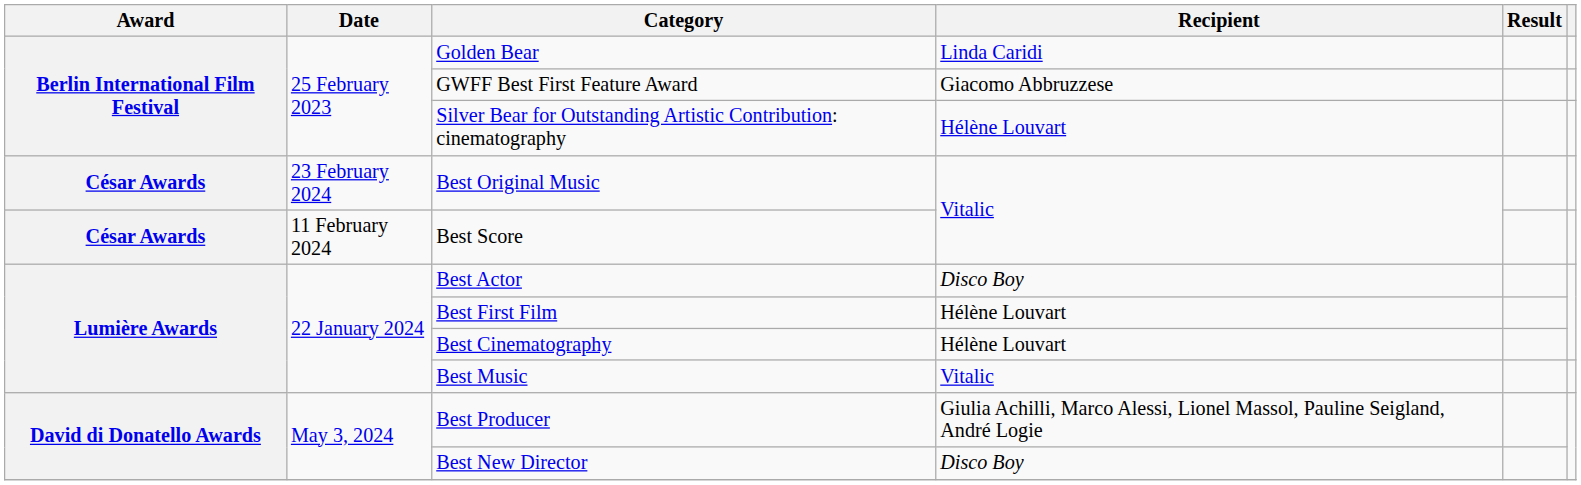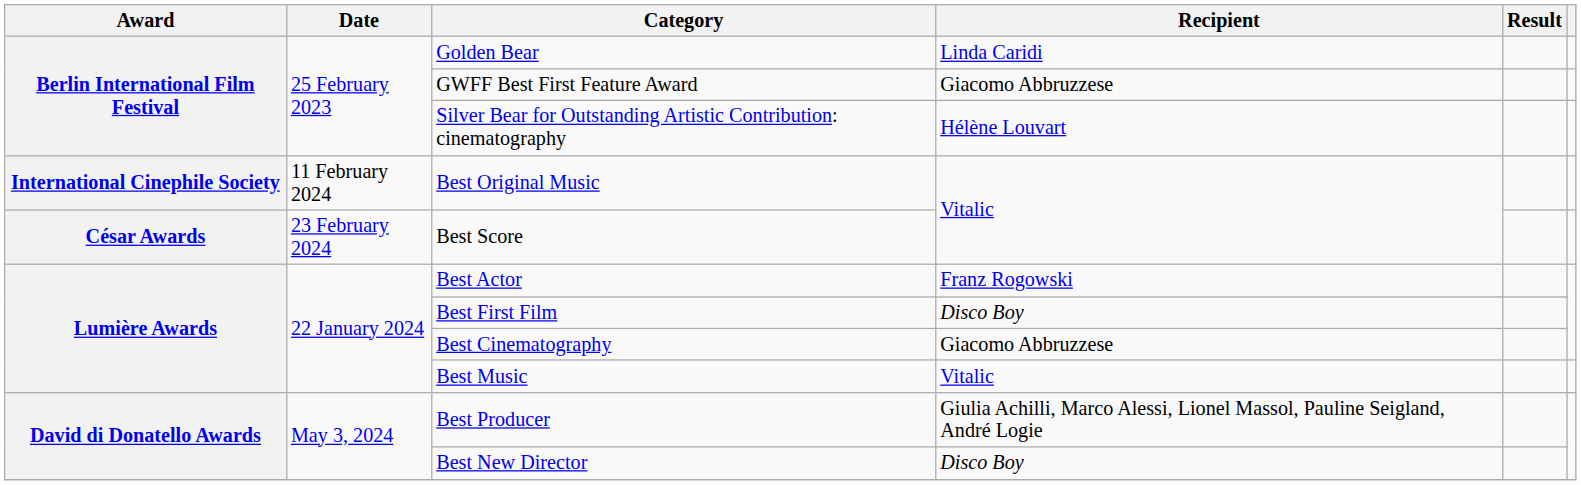(145, 182) César Awards -> (145, 182) International Cinephile Society
(340, 182) 23 February 2024 -> (340, 182) 11 February 2024
(340, 237) 11 February 2024 -> (340, 237) 23 February 2024
(982, 280) Disco Boy -> (1007, 280) Franz Rogowski
(1003, 312) Hélène Louvart -> (982, 312) Disco Boy
(1003, 344) Hélène Louvart -> (1027, 344) Giacomo Abbruzzese
